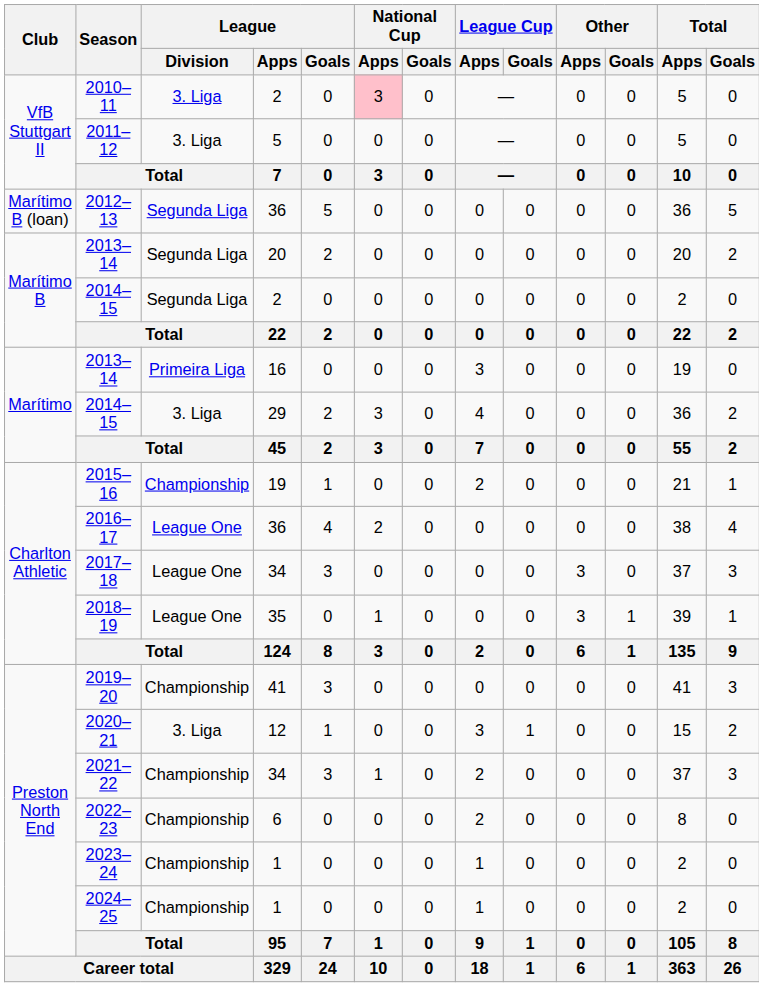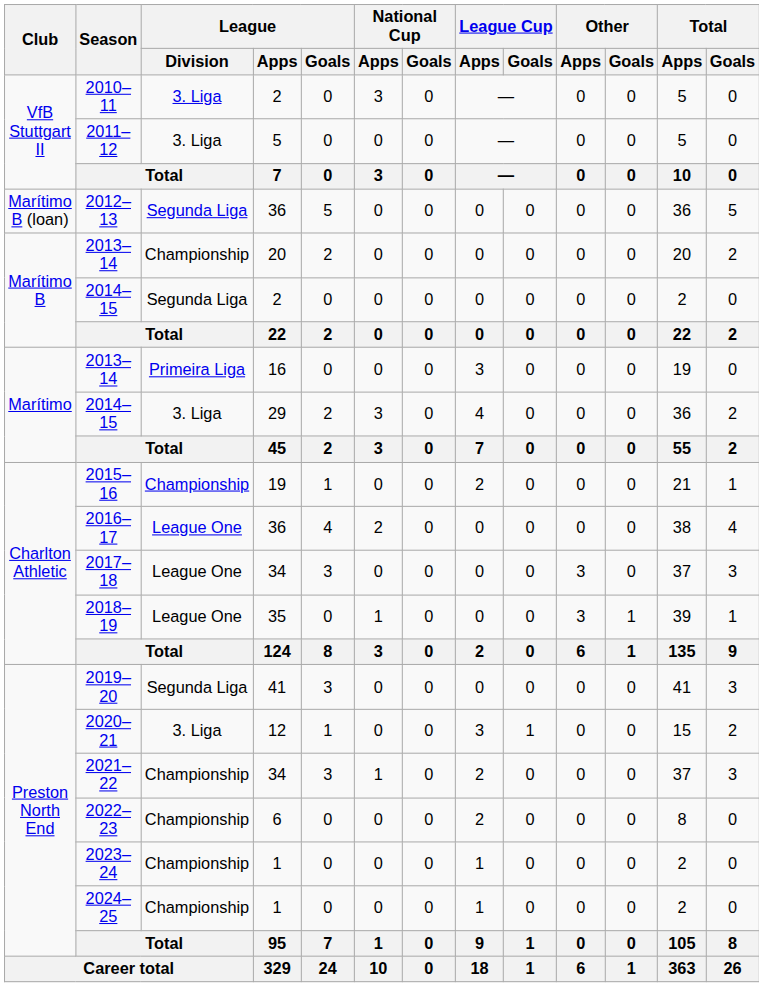(378, 96) pink background -> (378, 96) no background
(197, 255) Segunda Liga -> (197, 255) Championship
(197, 686) Championship -> (197, 686) Segunda Liga
